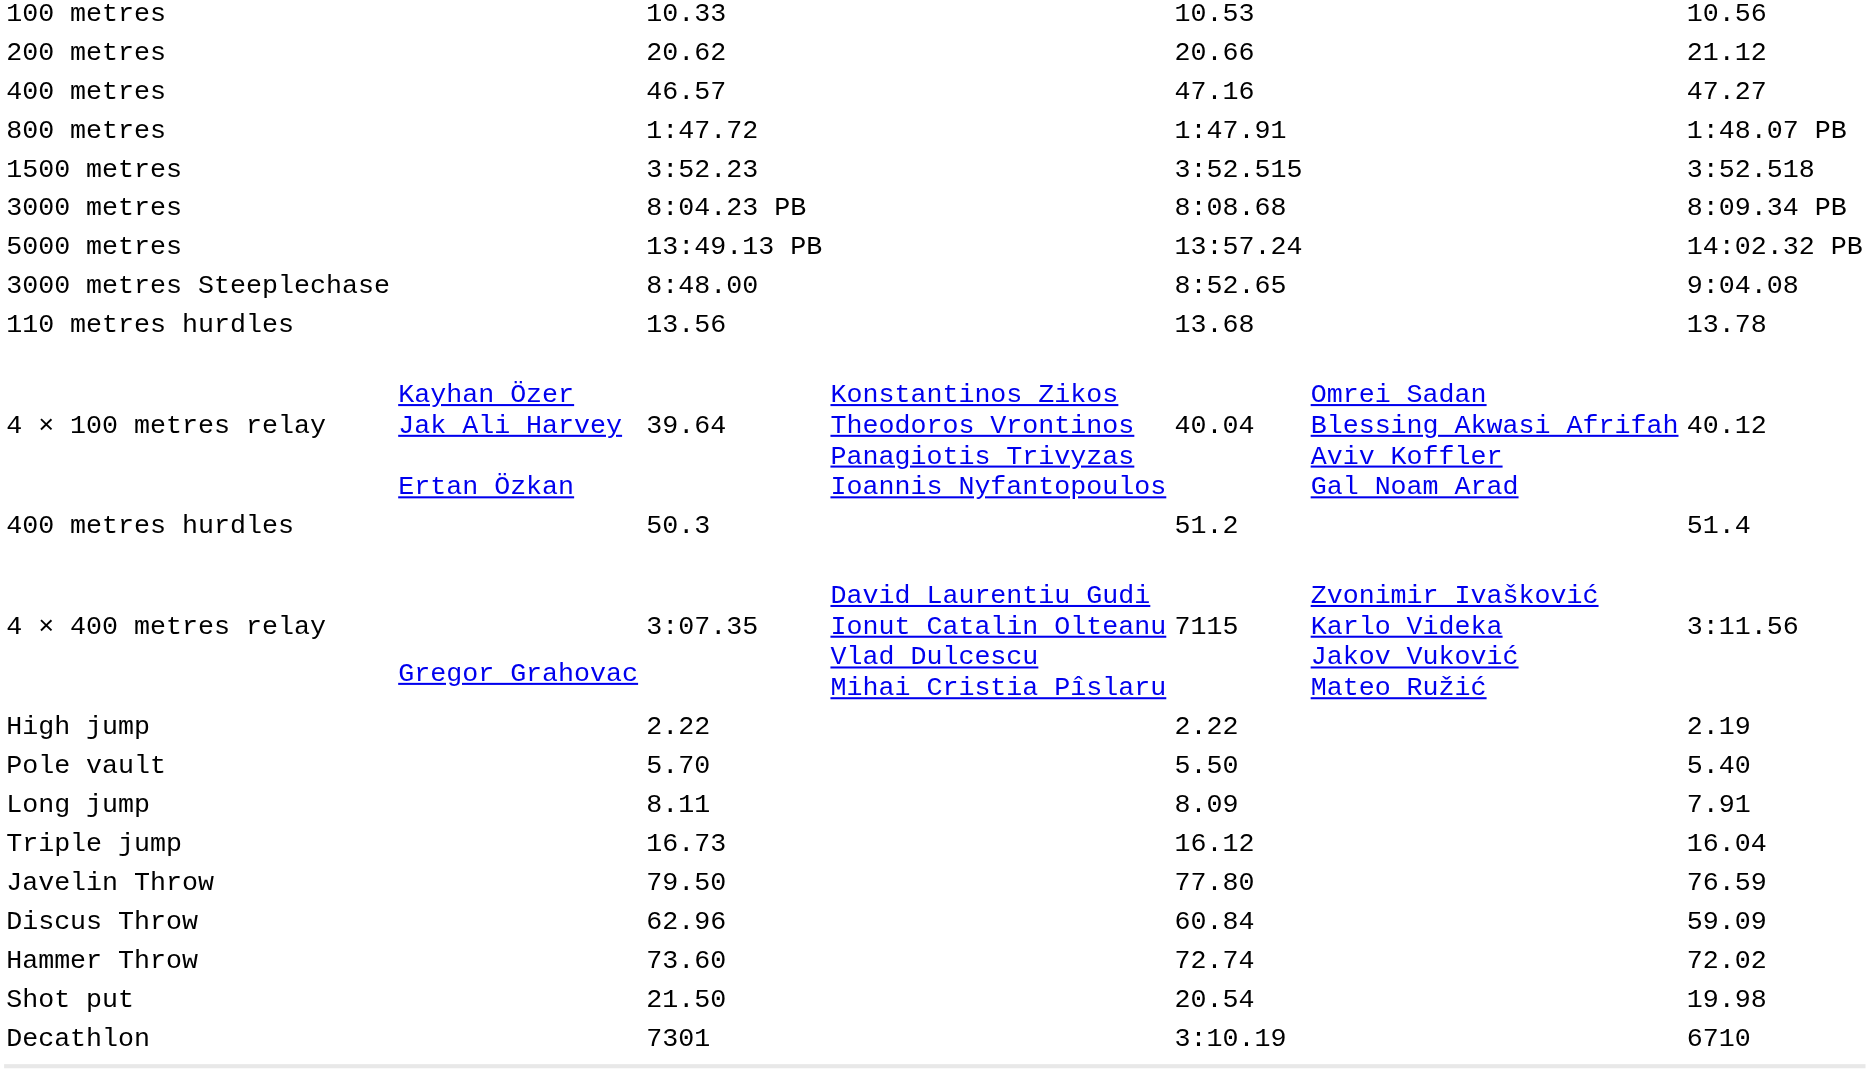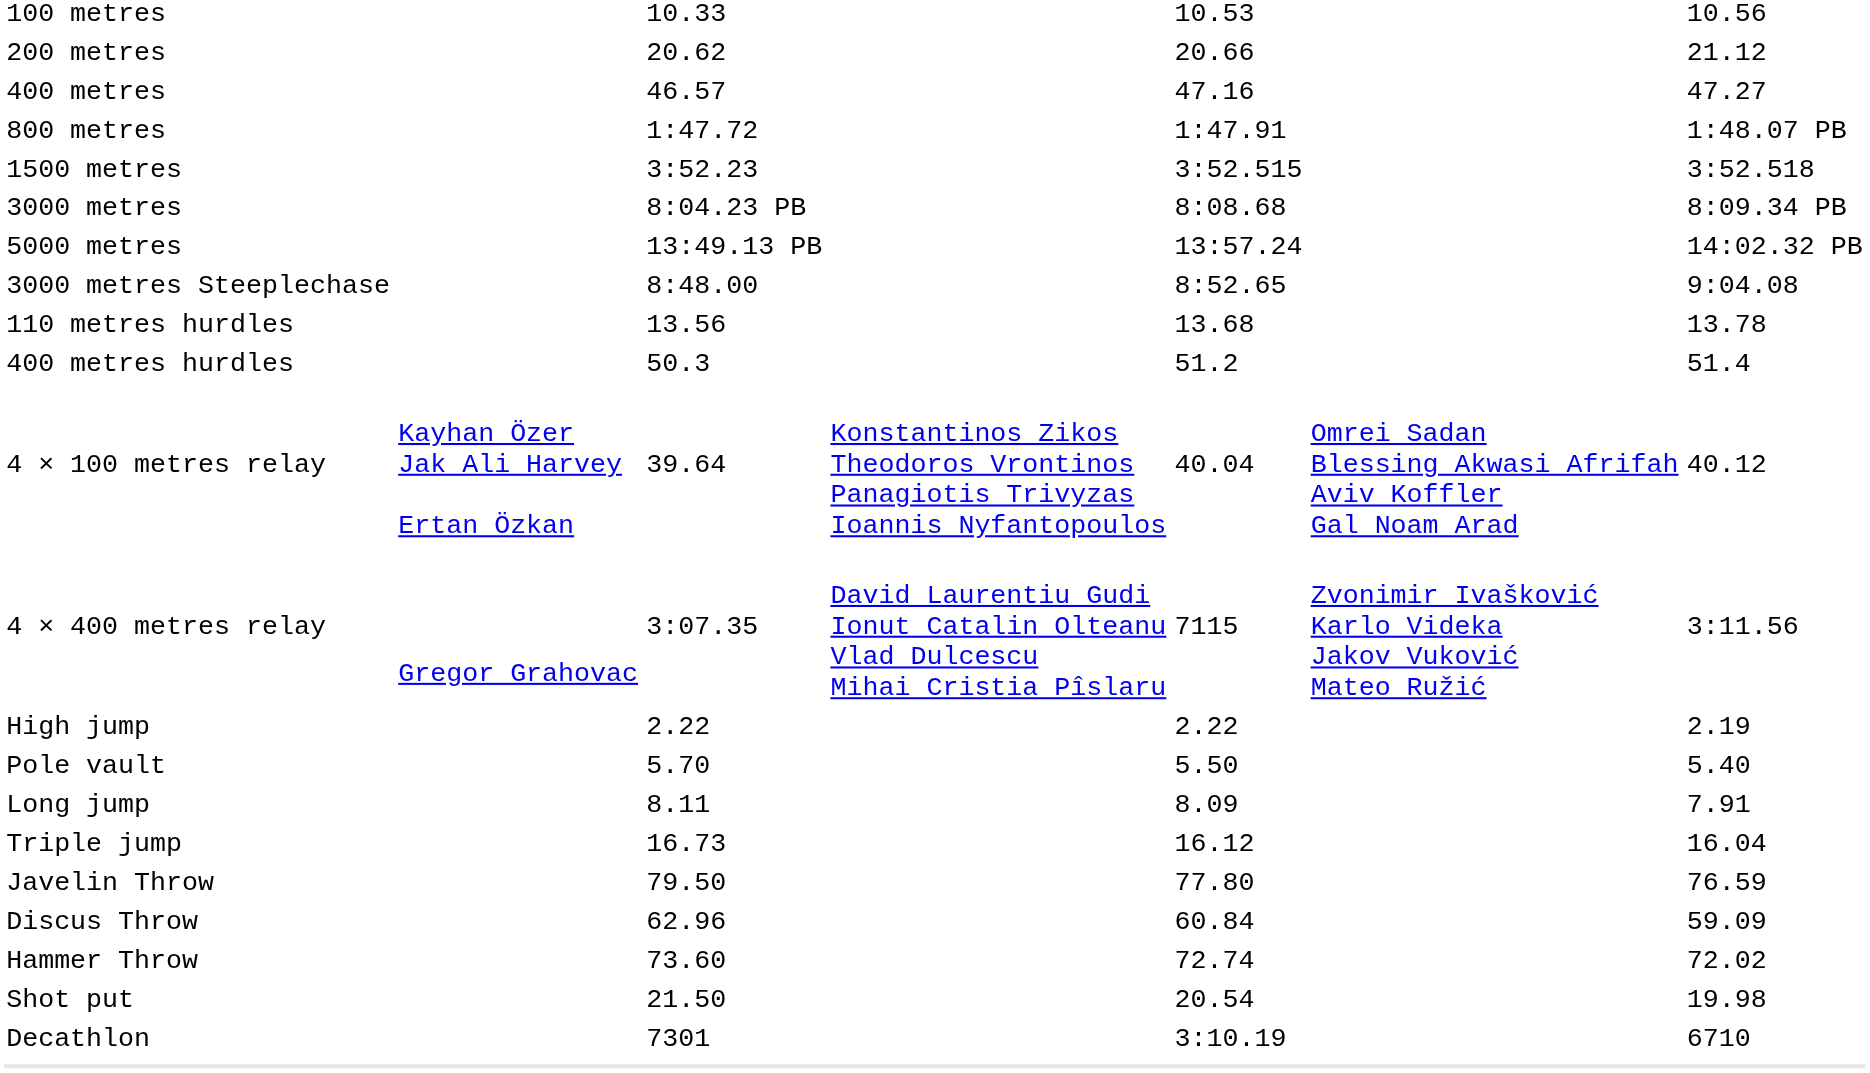rows swapped: (150, 526) <-> (166, 426)
